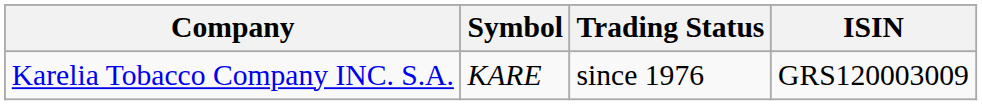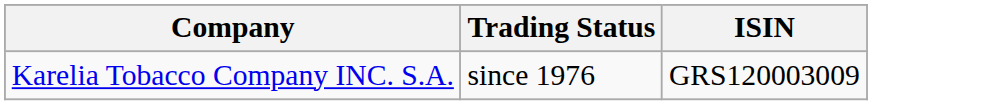- column: (515, 27)
